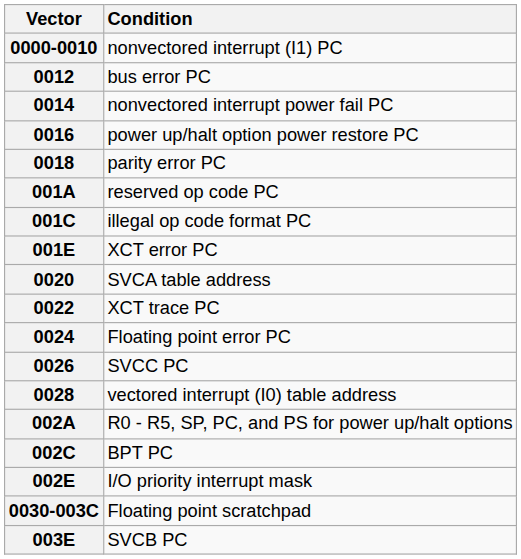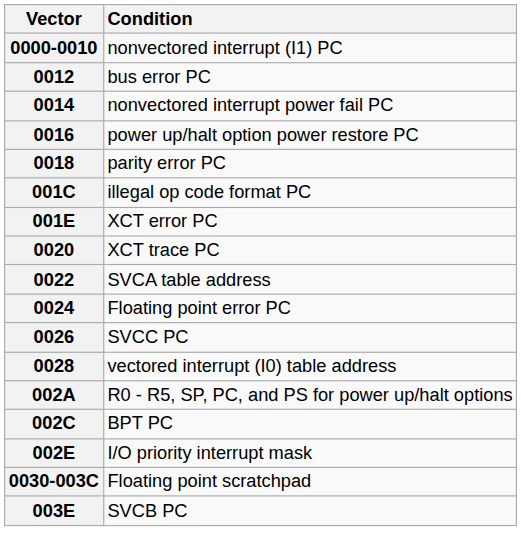- row: (54, 192)
(189, 279) SVCA table address -> (164, 250) XCT trace PC
(164, 308) XCT trace PC -> (189, 279) SVCA table address
